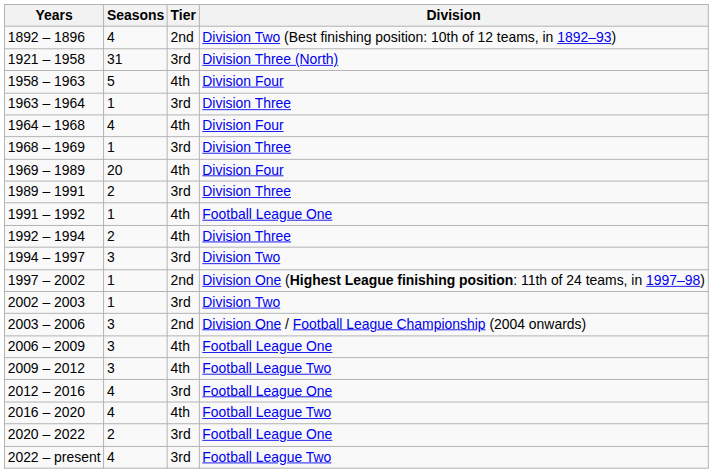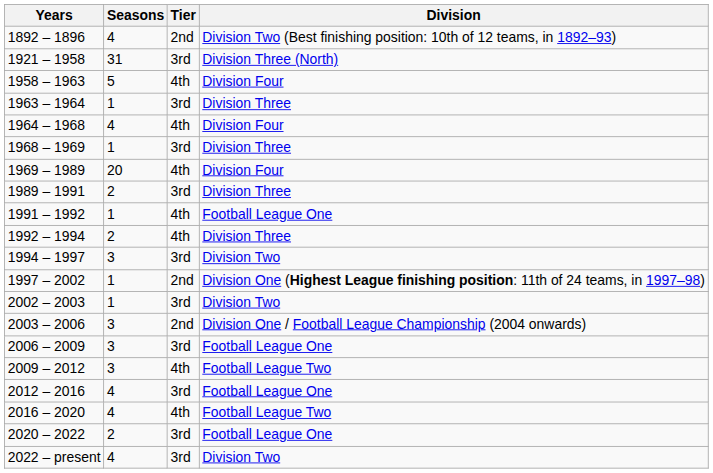(180, 346) 4th -> (181, 346) 3rd
(267, 457) Football League Two -> (241, 457) Division Two
